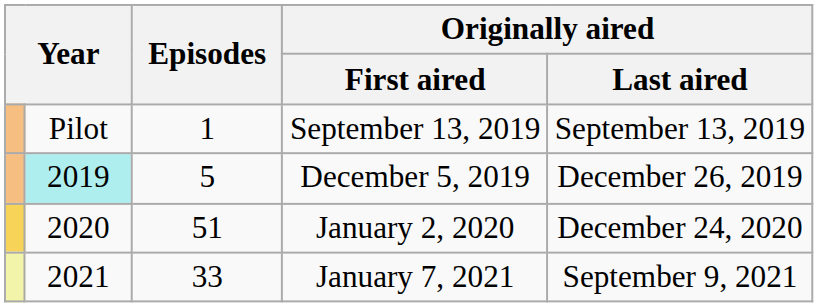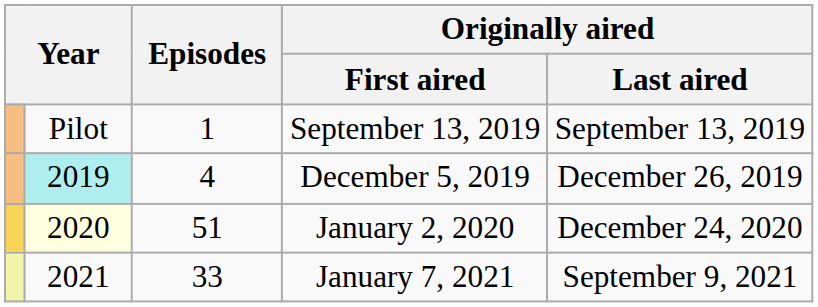(207, 177) 5 -> (207, 177) 4
(78, 227) no background -> (78, 227) lightyellow background
